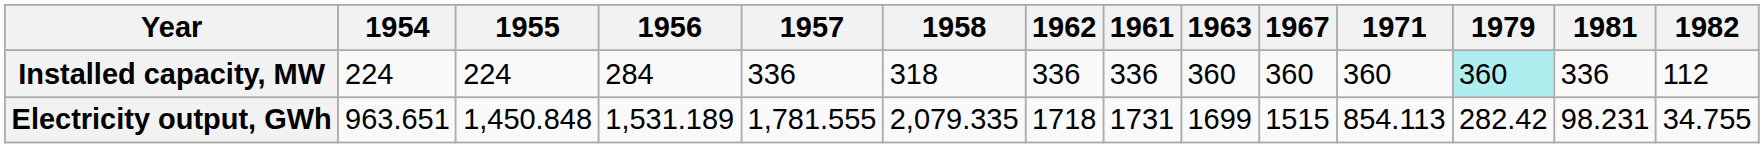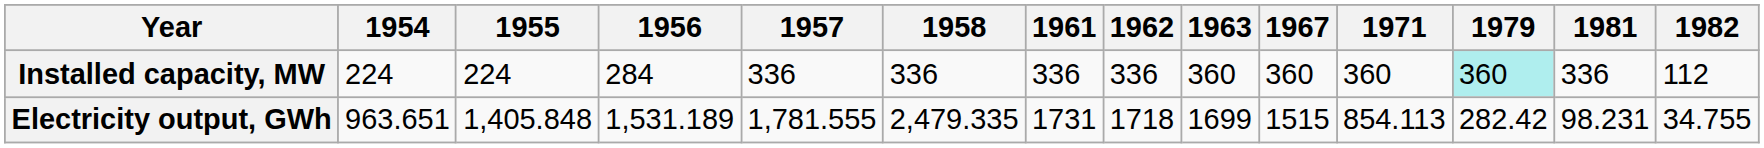columns swapped: (1142, 27) <-> (1064, 27)
(914, 73) 318 -> (914, 73) 336
(528, 119) 1,450.848 -> (528, 119) 1,405.848
(954, 119) 2,079.335 -> (954, 119) 2,479.335
